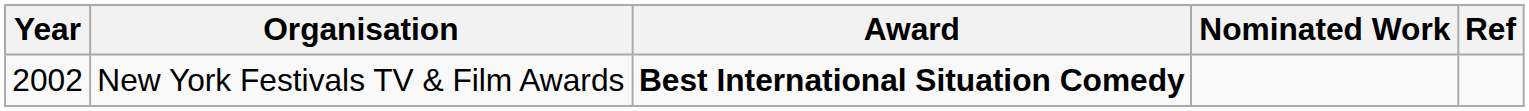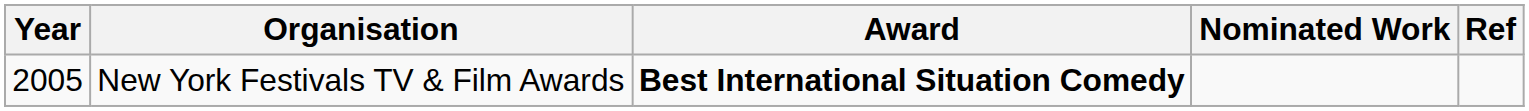(48, 79) 2002 -> (48, 79) 2005
